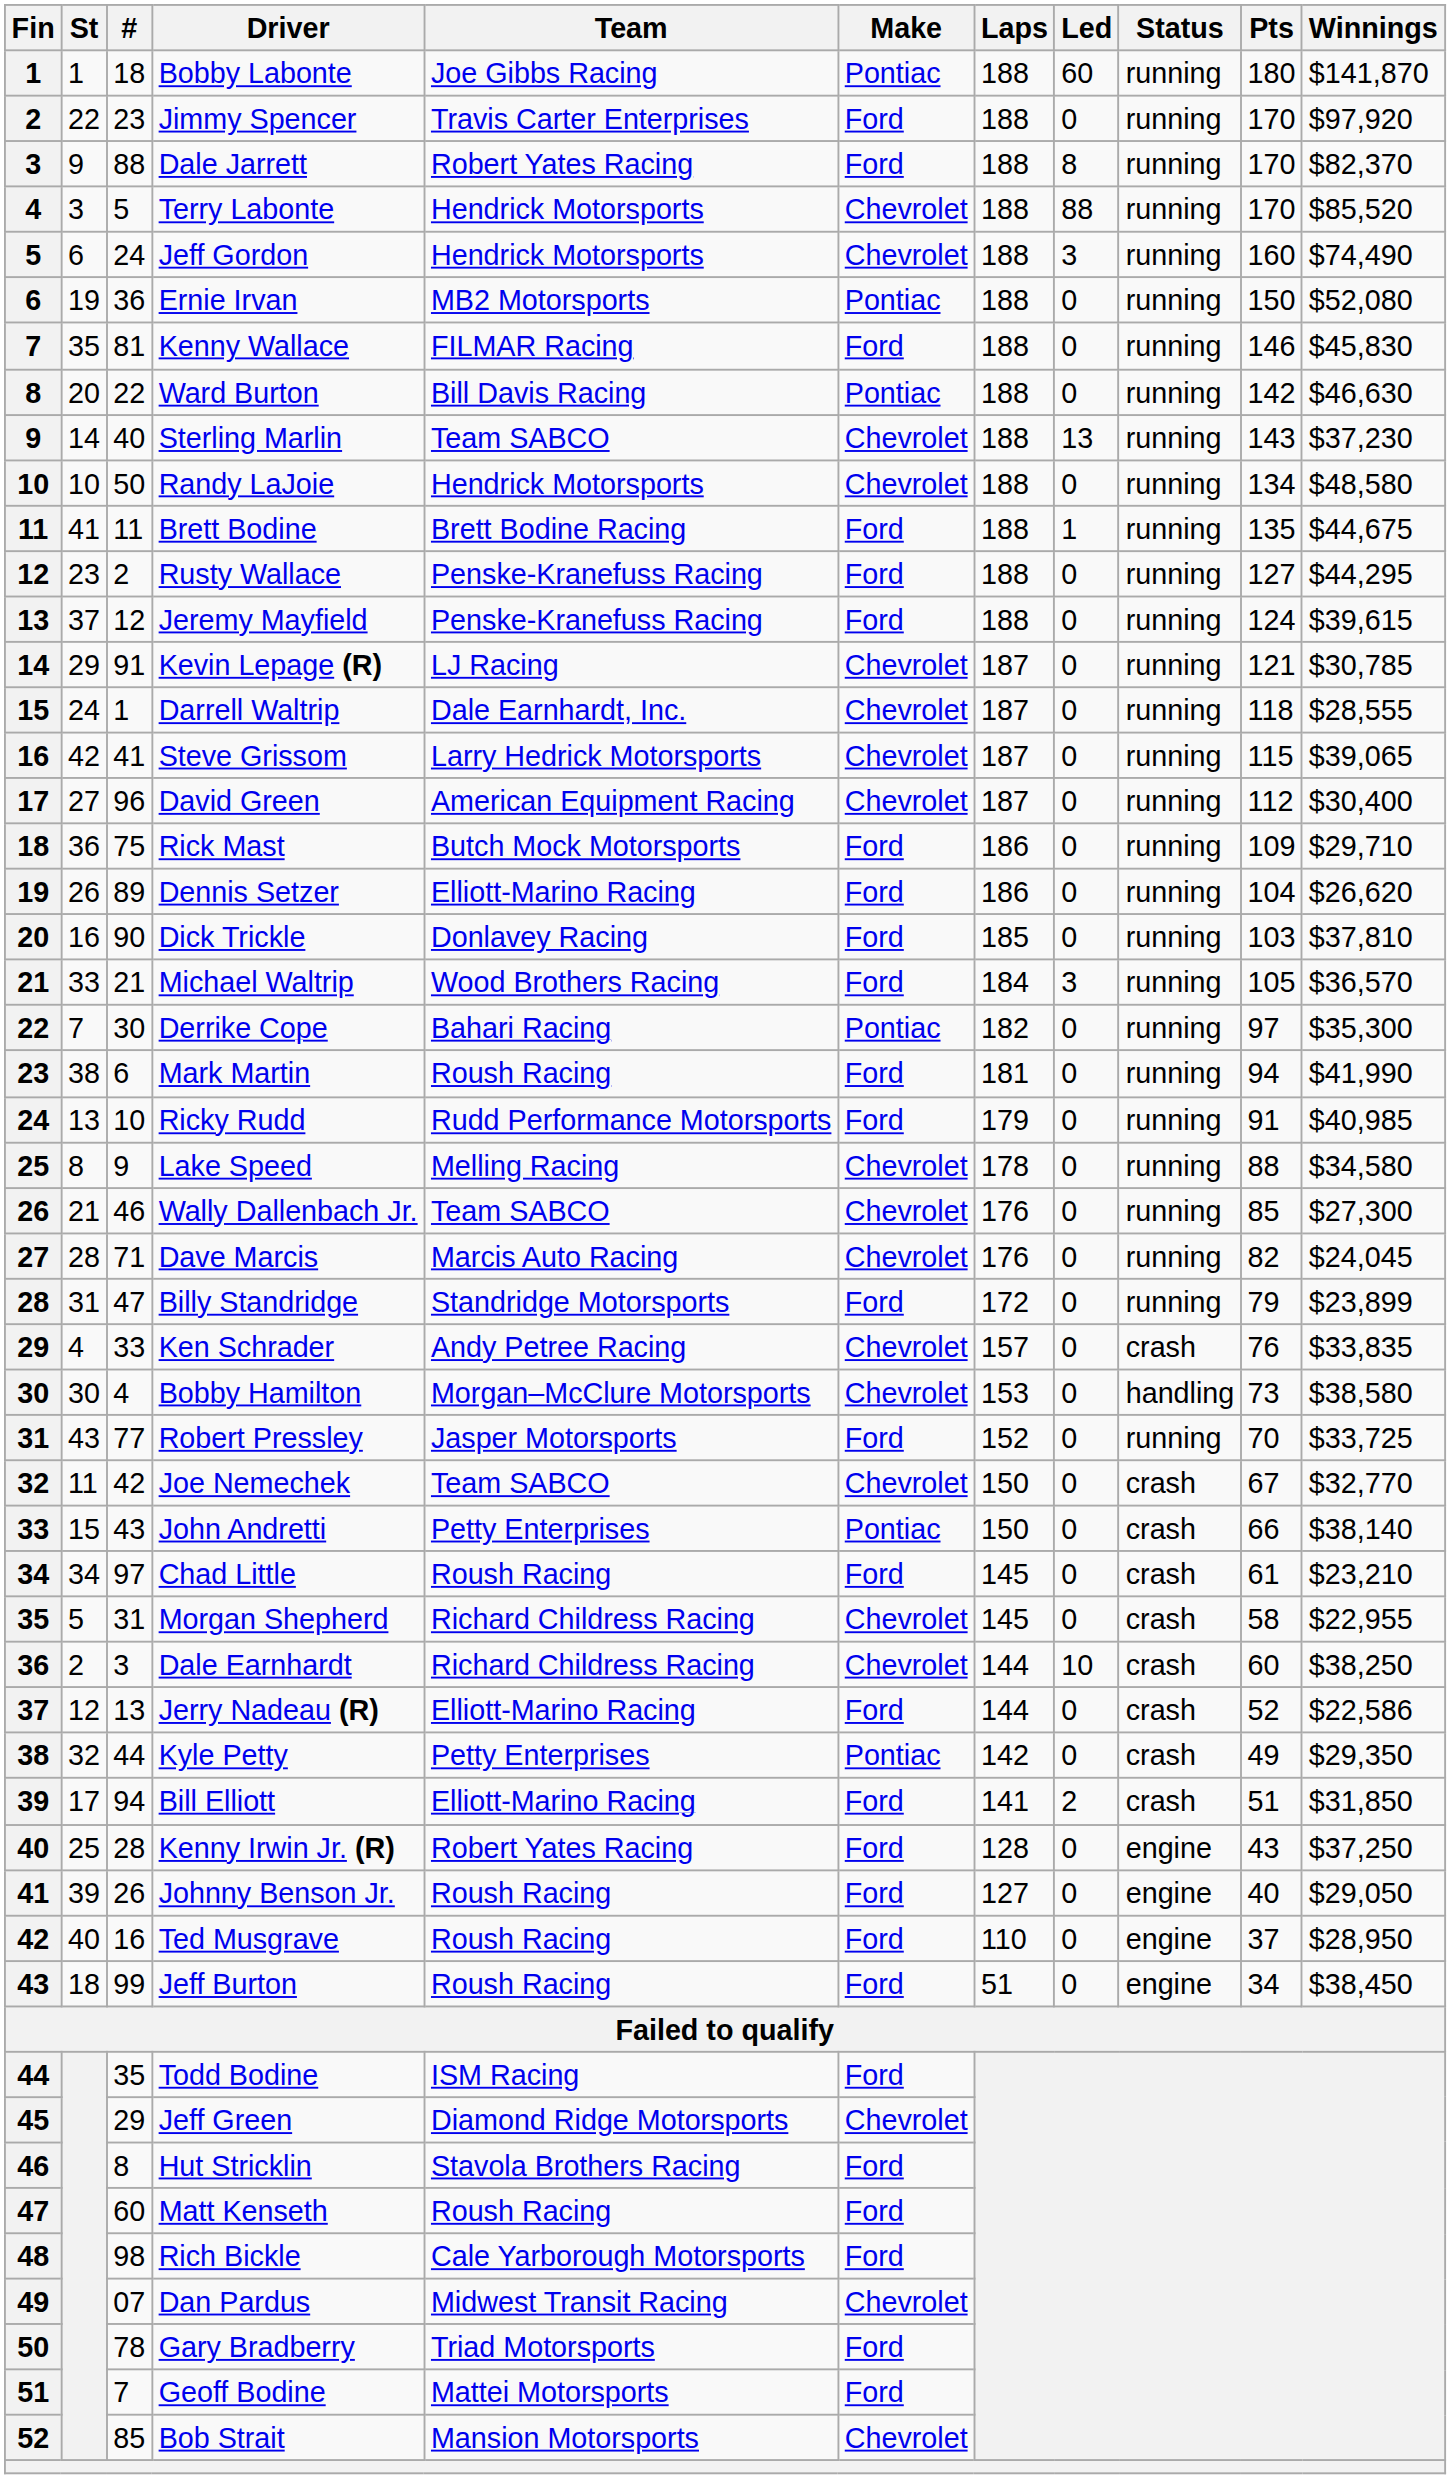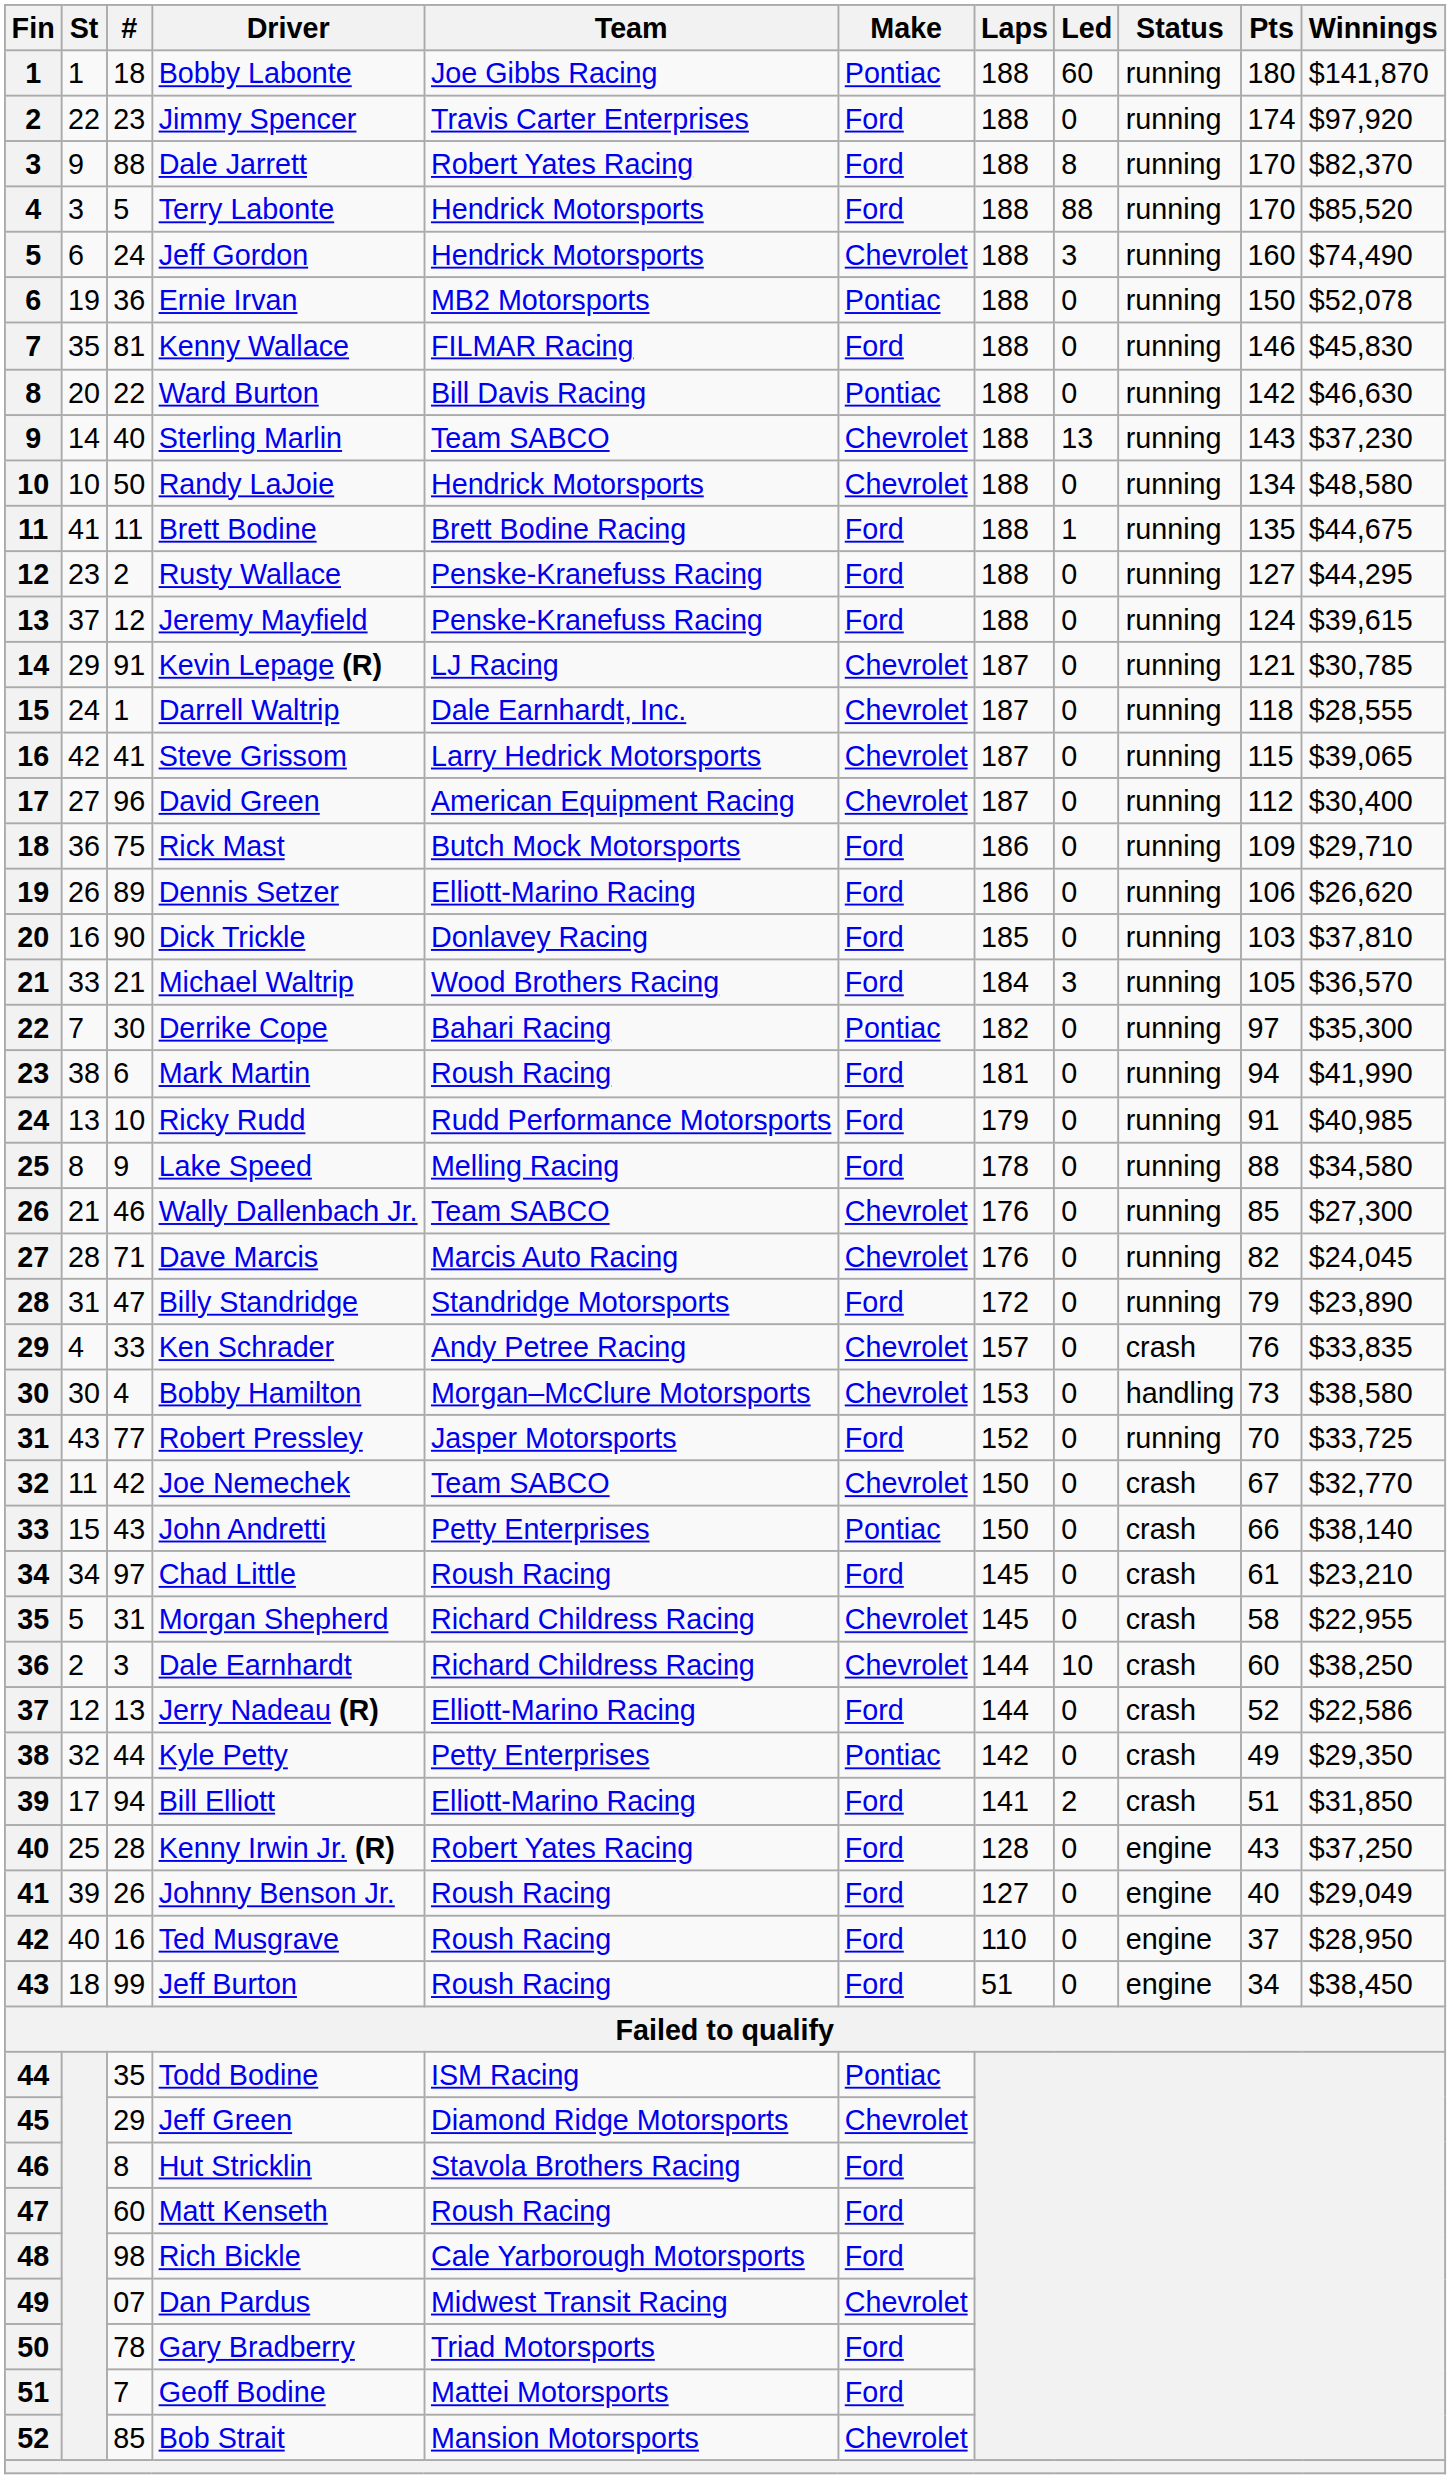(1272, 119) 170 -> (1272, 119) 174
(906, 210) Chevrolet -> (874, 210) Ford
(1361, 301) $52,080 -> (1361, 301) $52,078
(1272, 892) 104 -> (1272, 892) 106
(906, 1165) Chevrolet -> (874, 1165) Ford
(1361, 1301) $23,899 -> (1361, 1301) $23,890
(1361, 1892) $29,050 -> (1361, 1892) $29,049
(874, 2074) Ford -> (893, 2074) Pontiac
